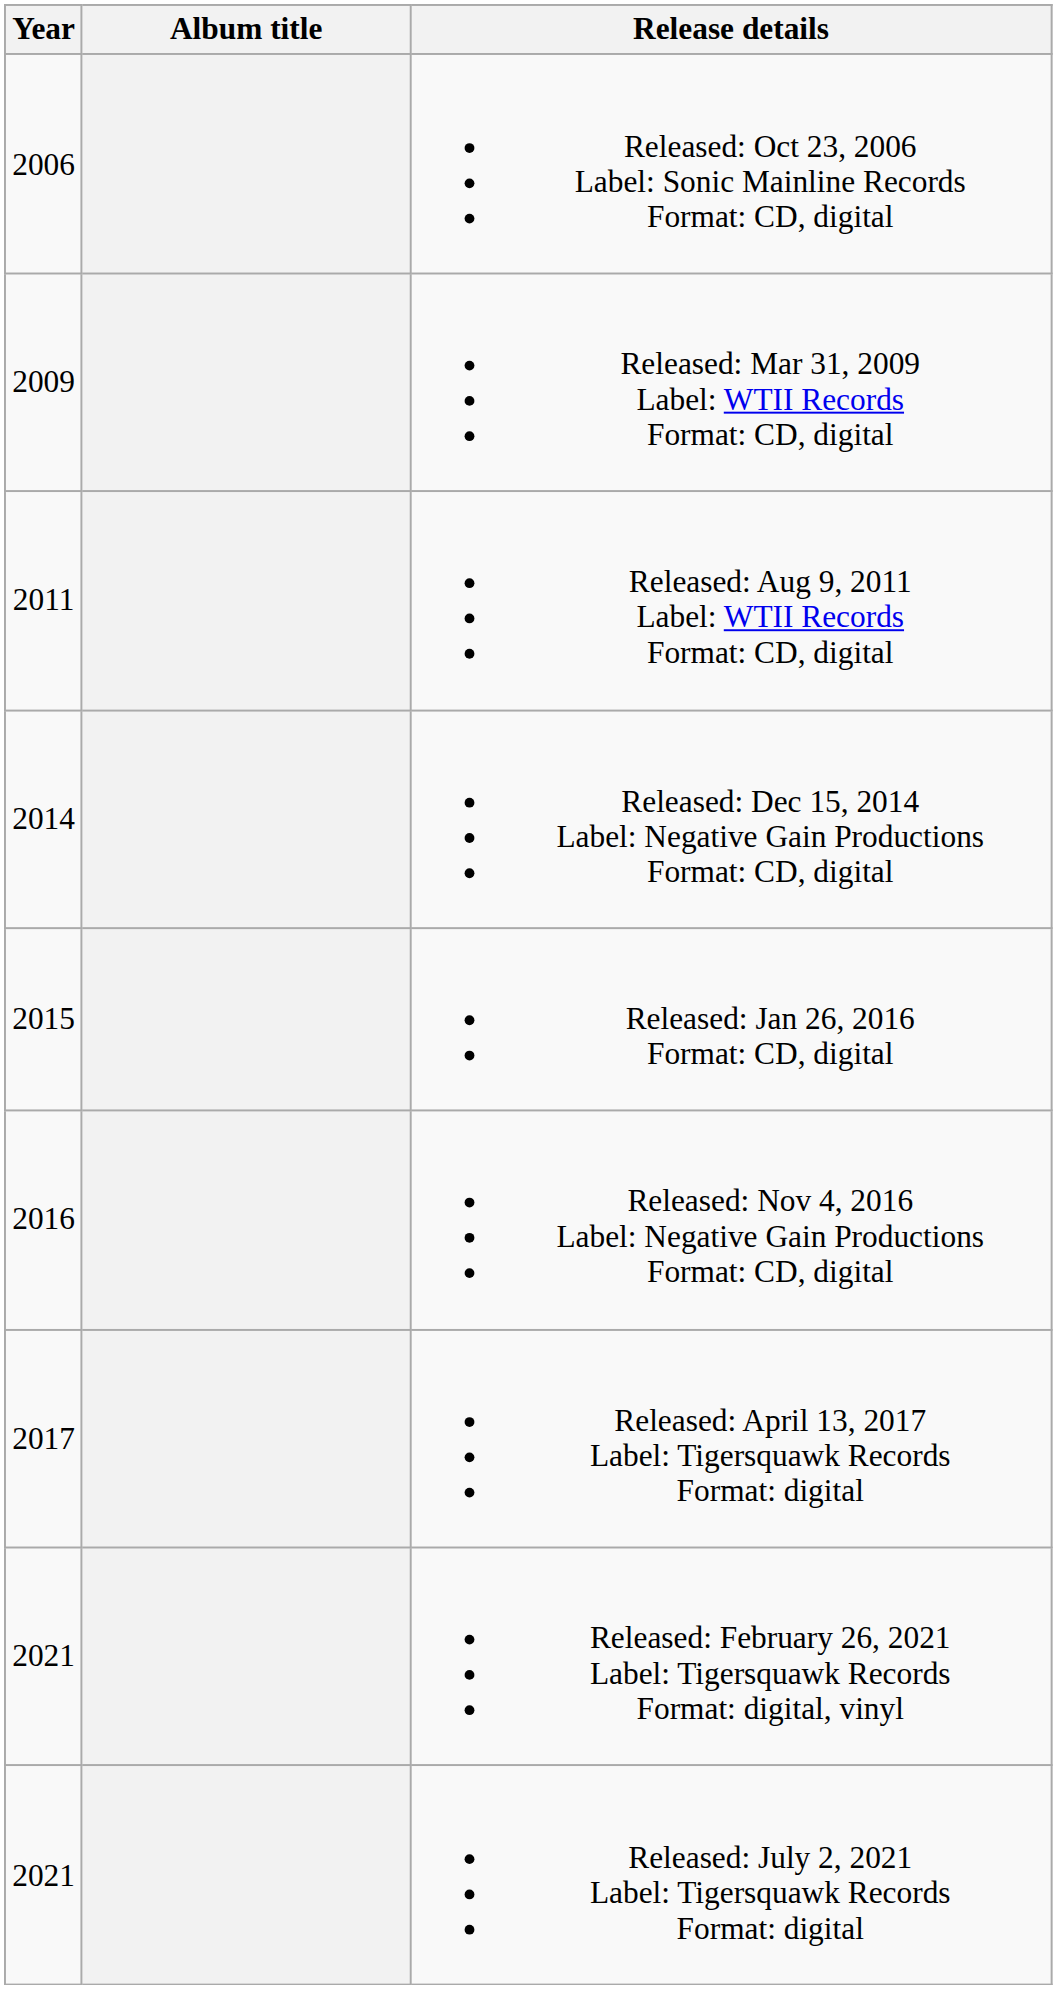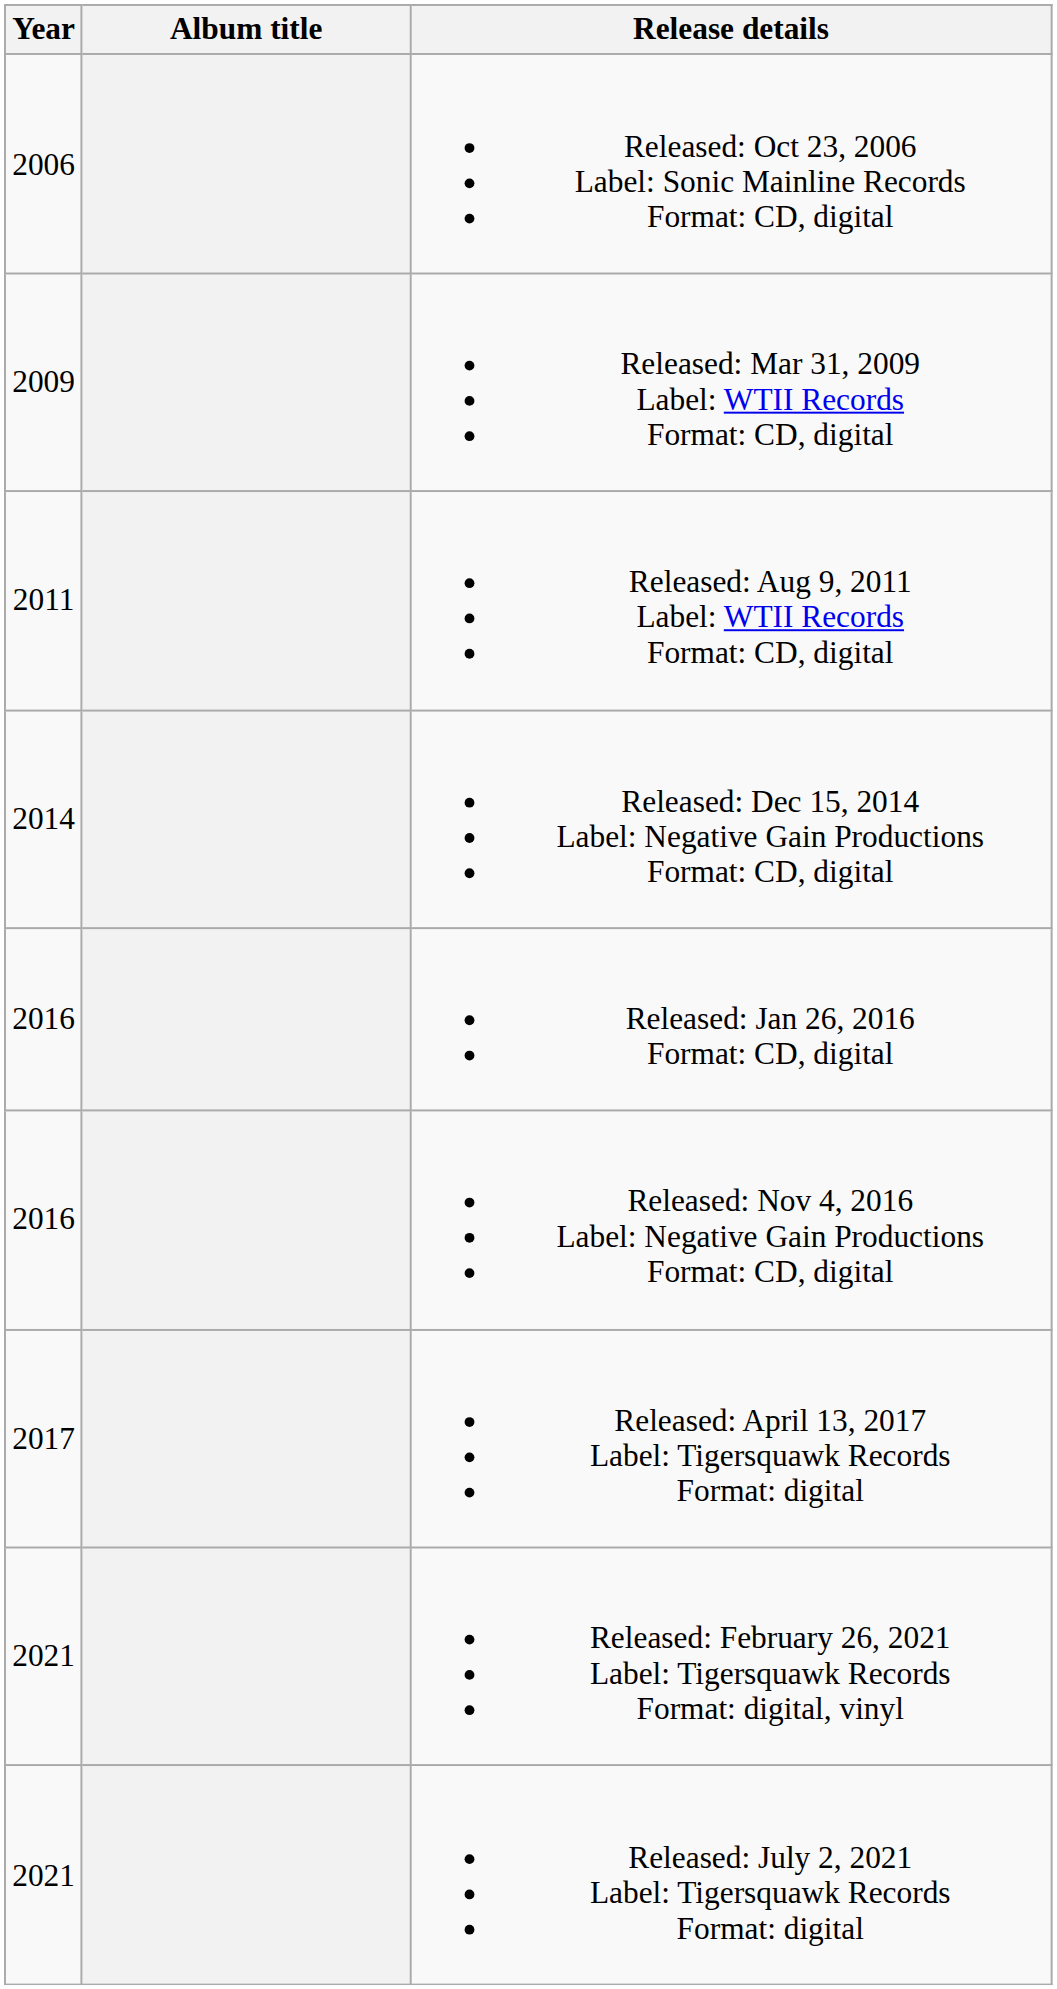(44, 1018) 2015 -> (44, 1018) 2016
